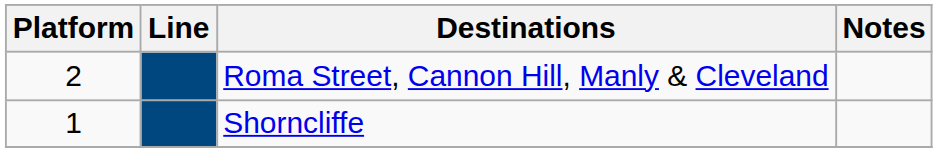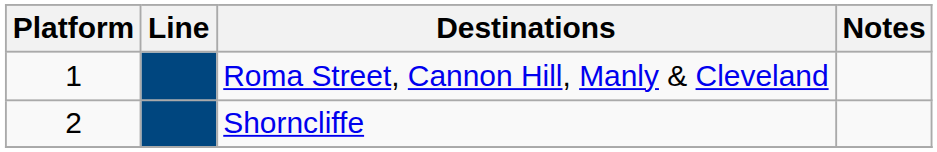(73, 75) 2 -> (73, 75) 1
(73, 123) 1 -> (73, 123) 2
